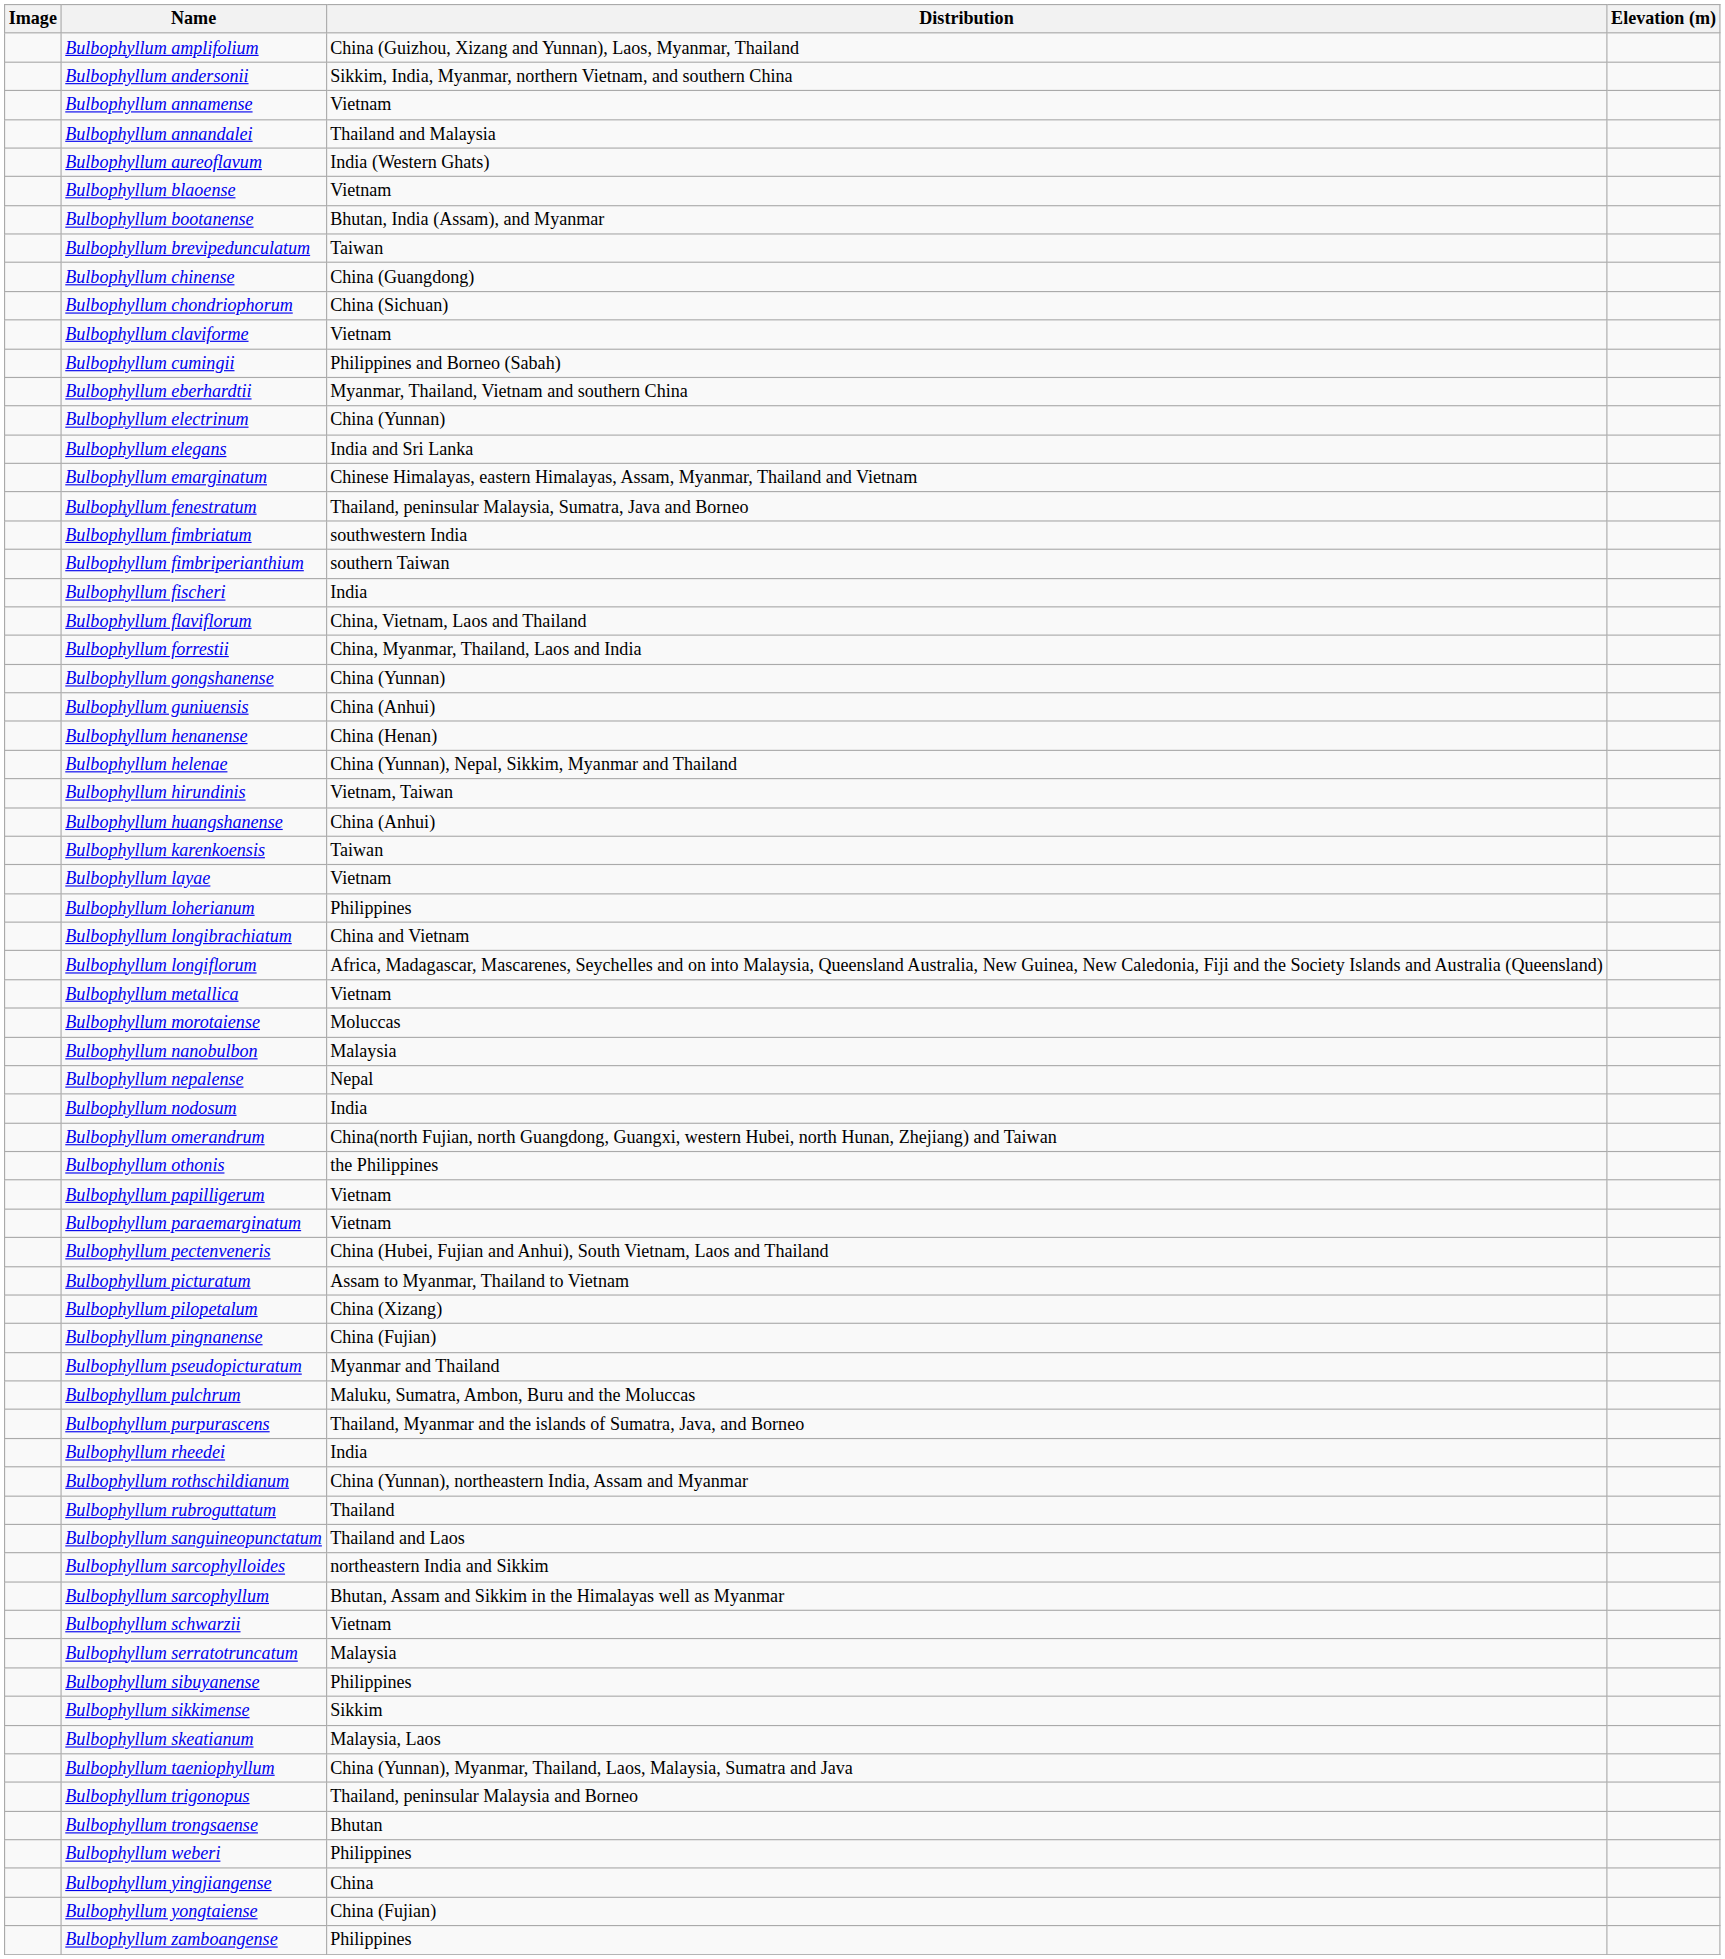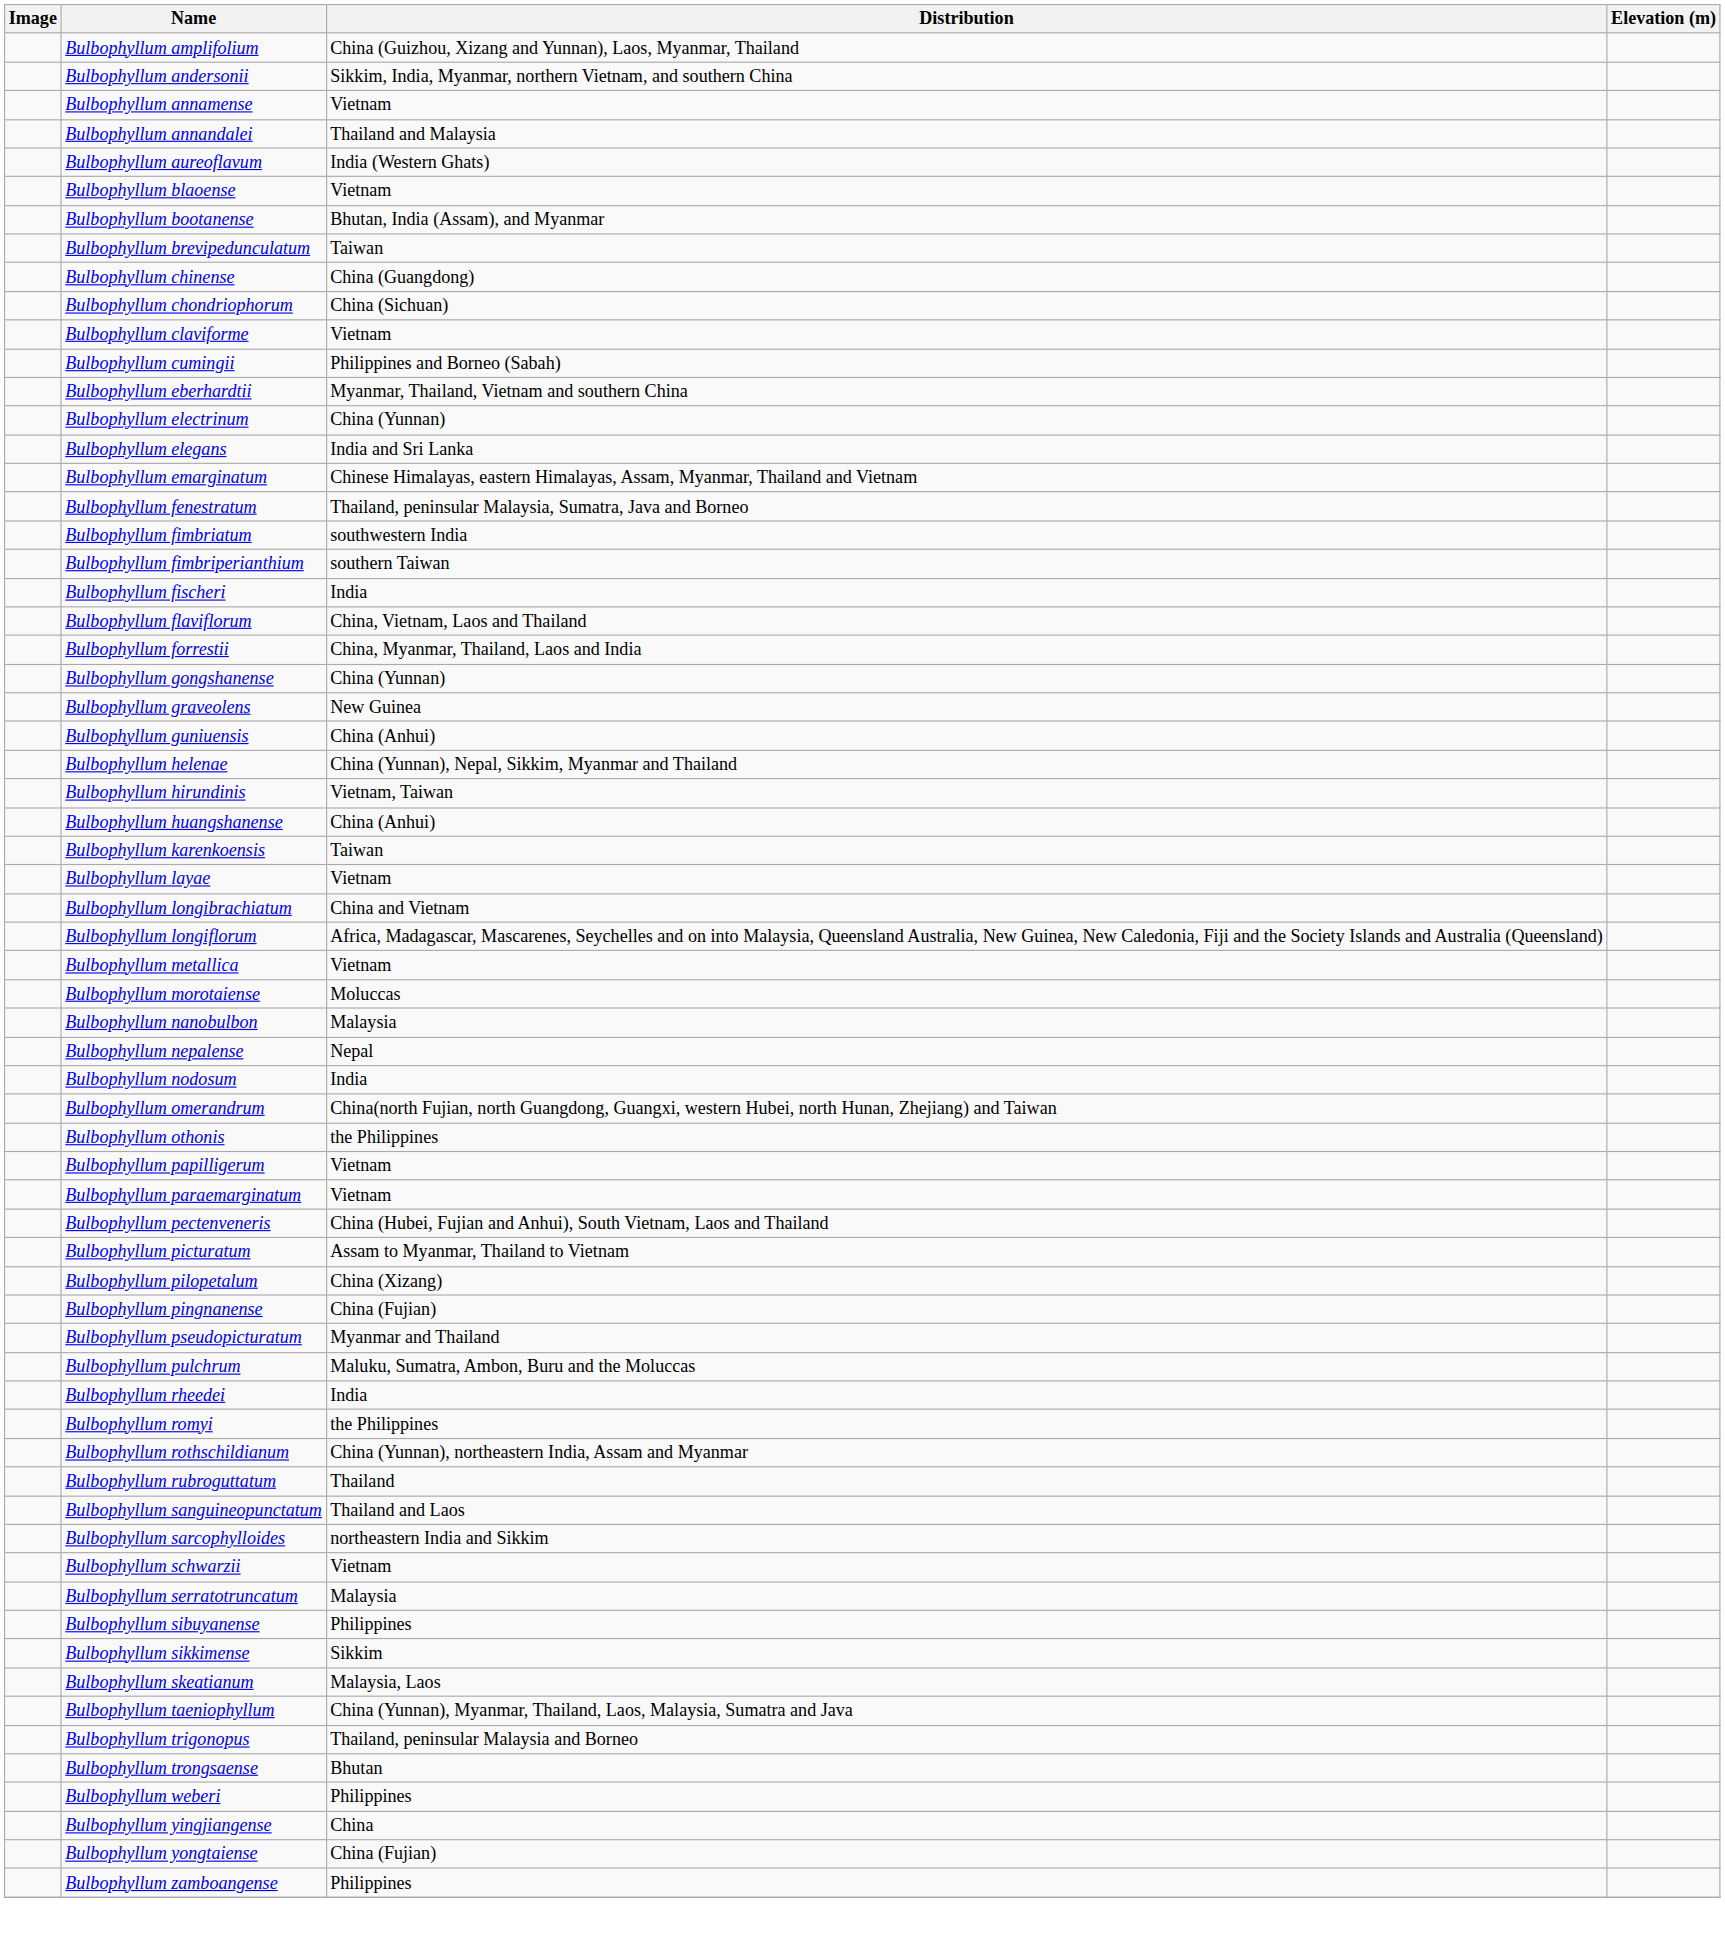+ row: (158, 707)
- row: (156, 735)
- row: (160, 907)
- row: (167, 1423)
+ row: (139, 1423)
- row: (167, 1595)
